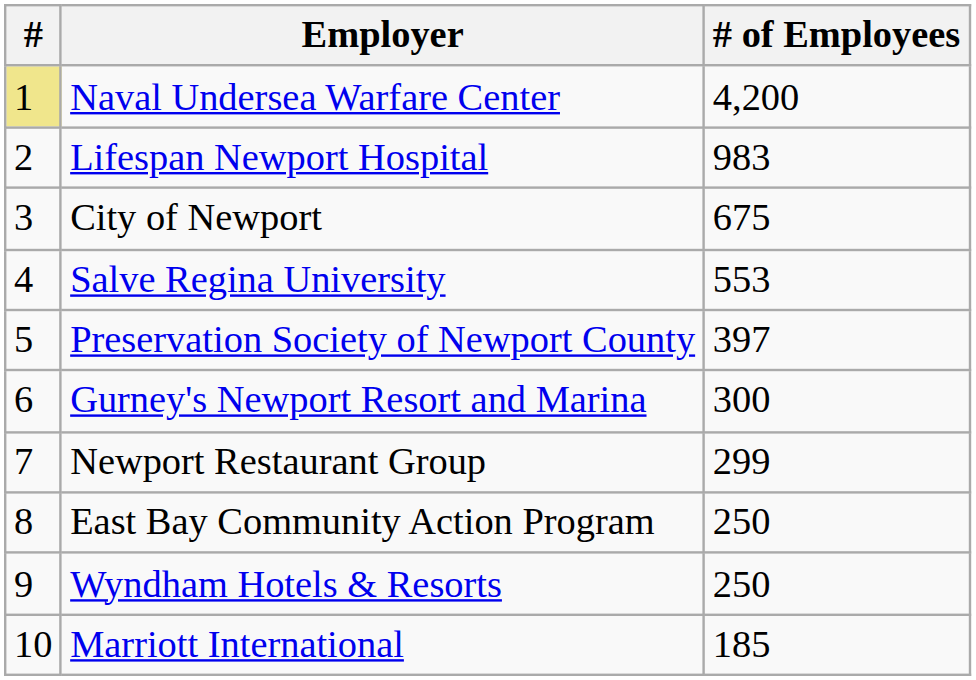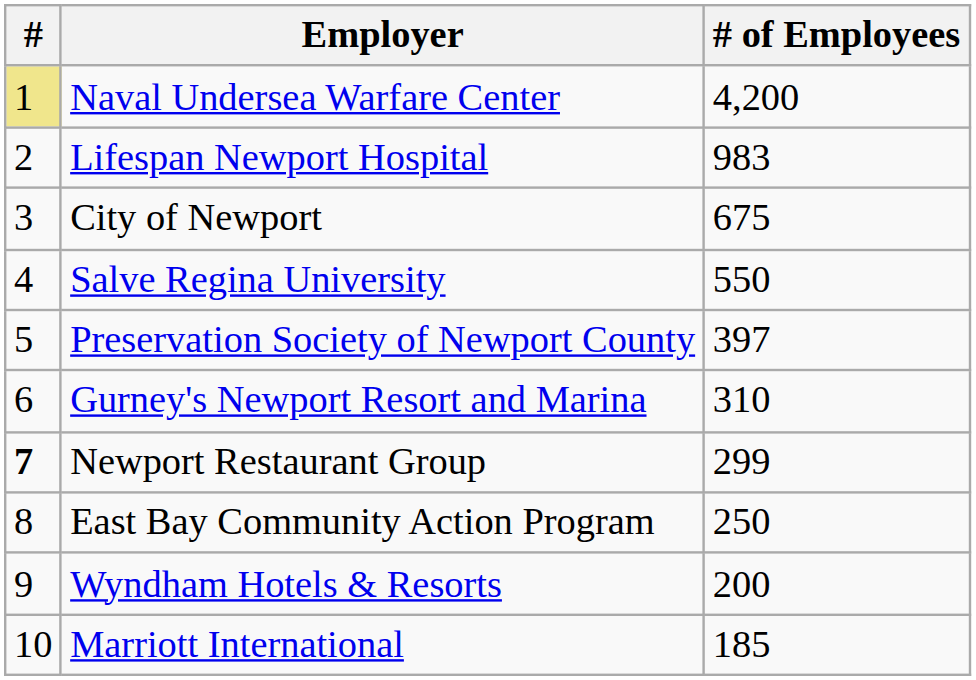(742, 278) 553 -> (742, 278) 550
(742, 400) 300 -> (742, 400) 310
(24, 461) normal -> (24, 461) bold
(742, 583) 250 -> (742, 583) 200
